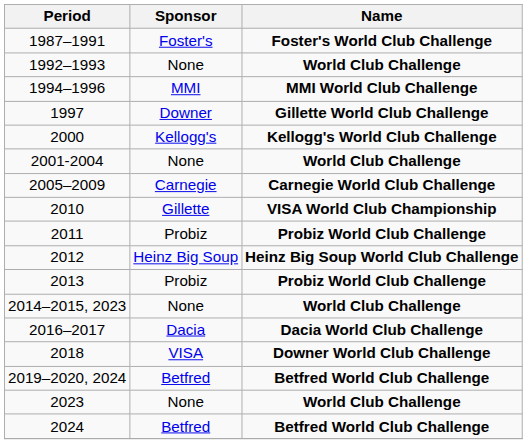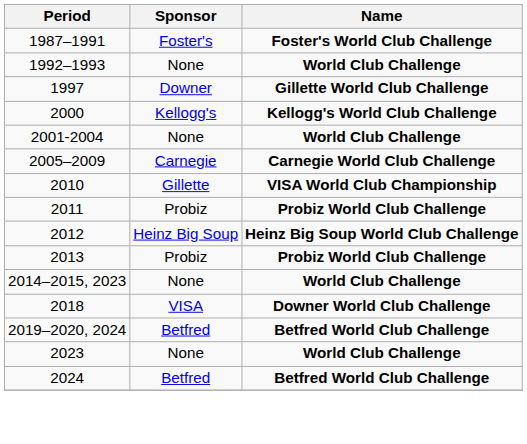- row: (67, 88)
- row: (67, 329)
